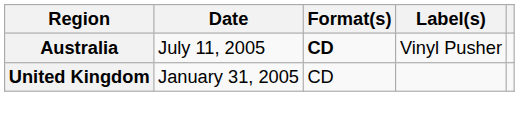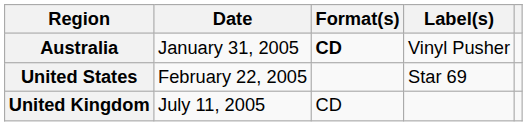(212, 47) July 11, 2005 -> (229, 47) January 31, 2005
+ row: (79, 76)
(229, 76) January 31, 2005 -> (212, 105) July 11, 2005
